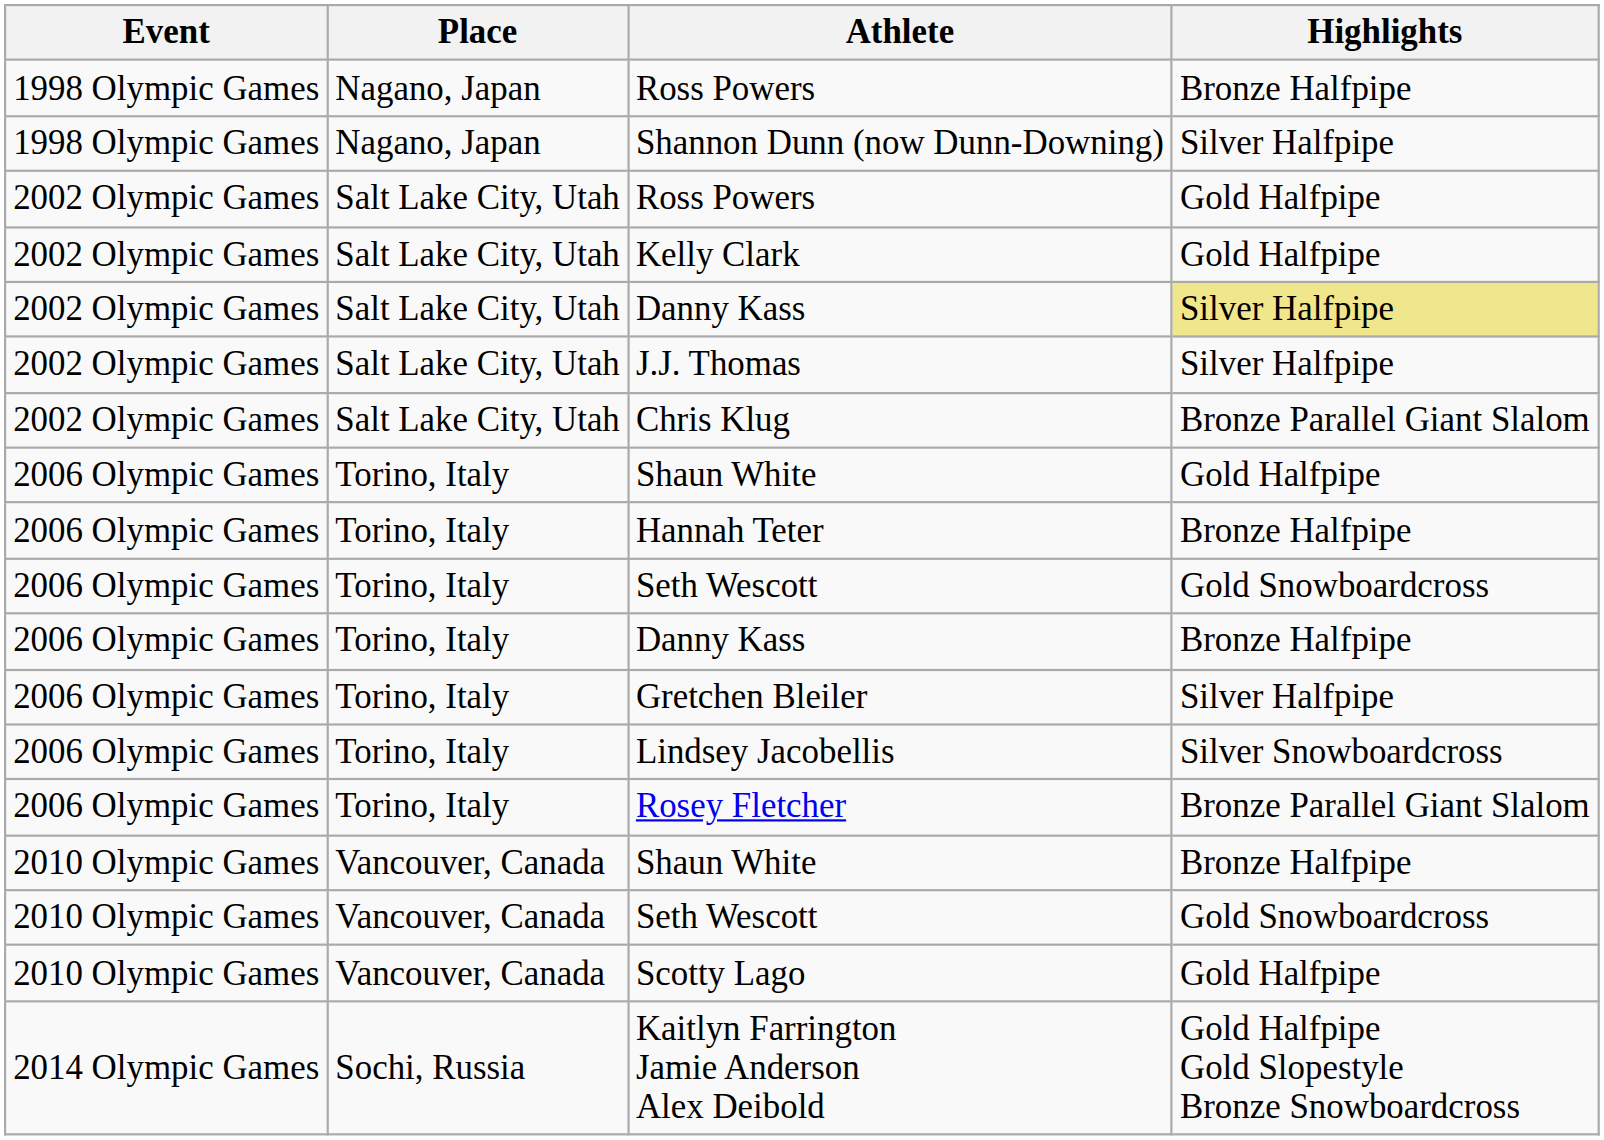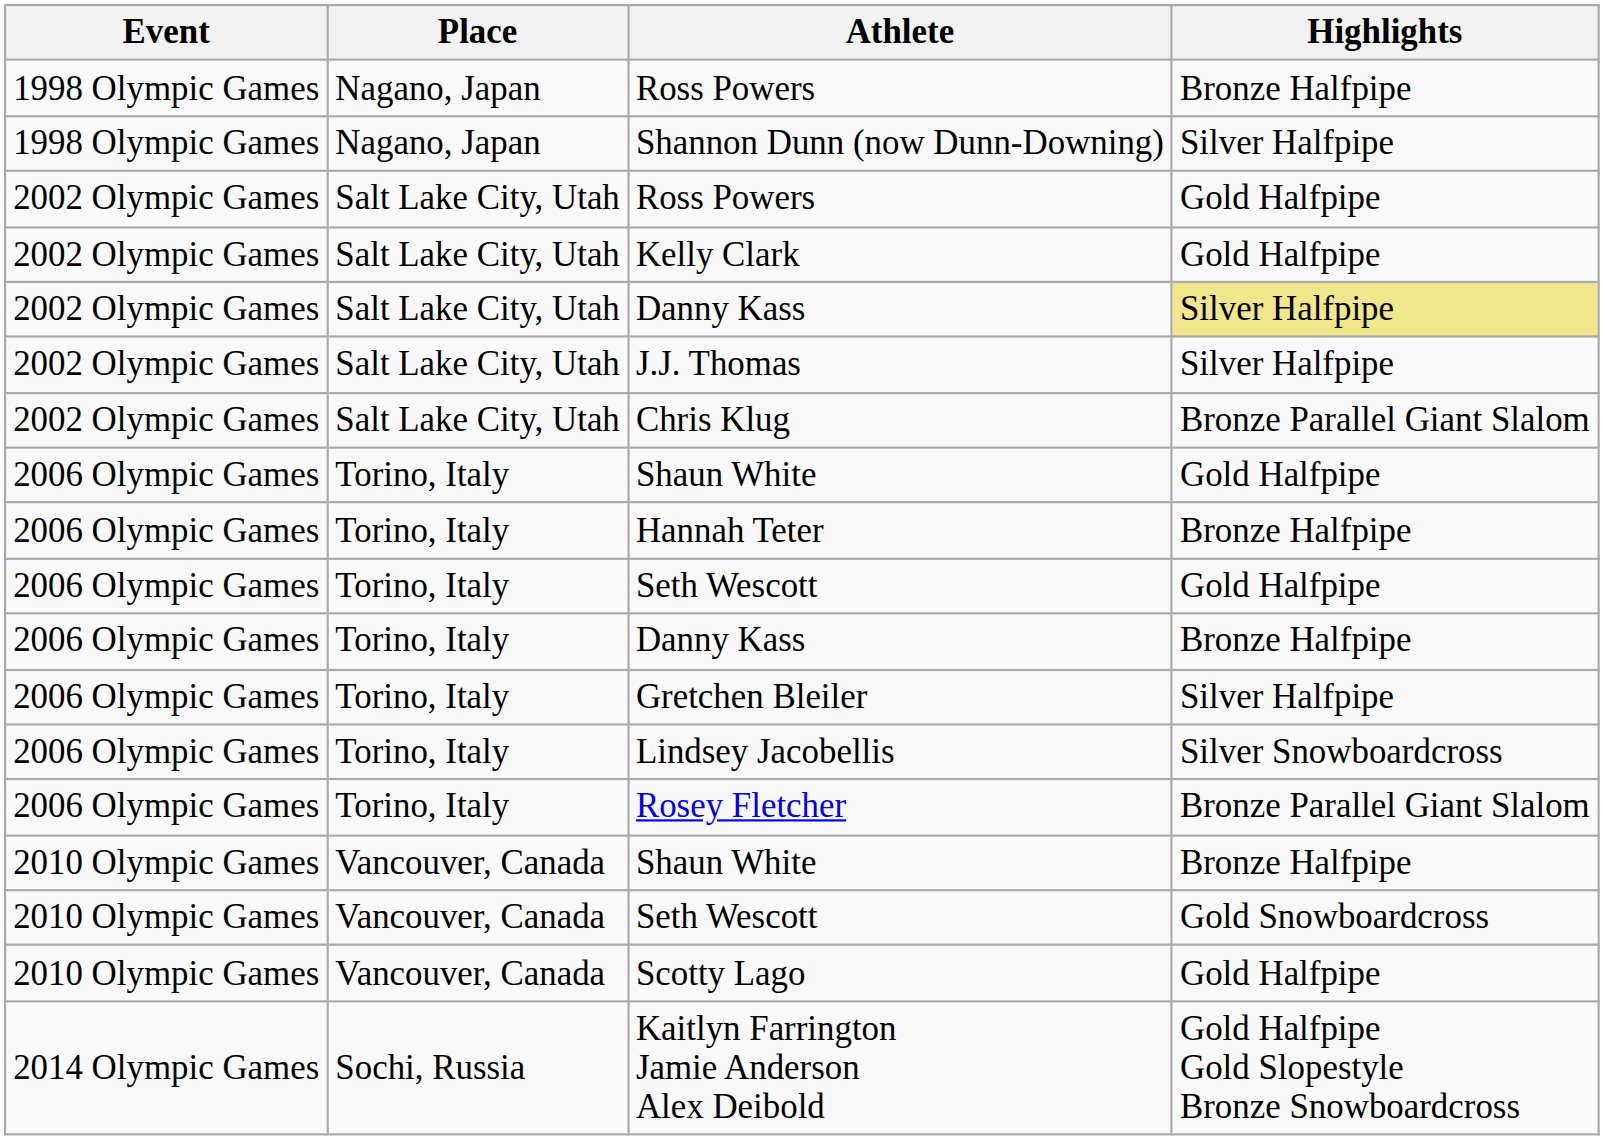(1334, 585) Gold Snowboardcross -> (1280, 585) Gold Halfpipe
